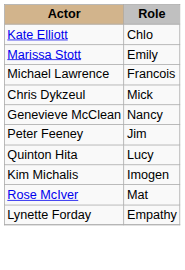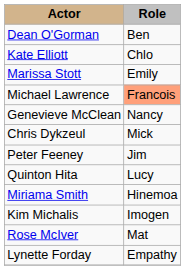+ row: (53, 34)
(151, 74) no background -> (151, 94) lightsalmon background
rows swapped: (64, 114) <-> (46, 94)
+ row: (48, 194)
